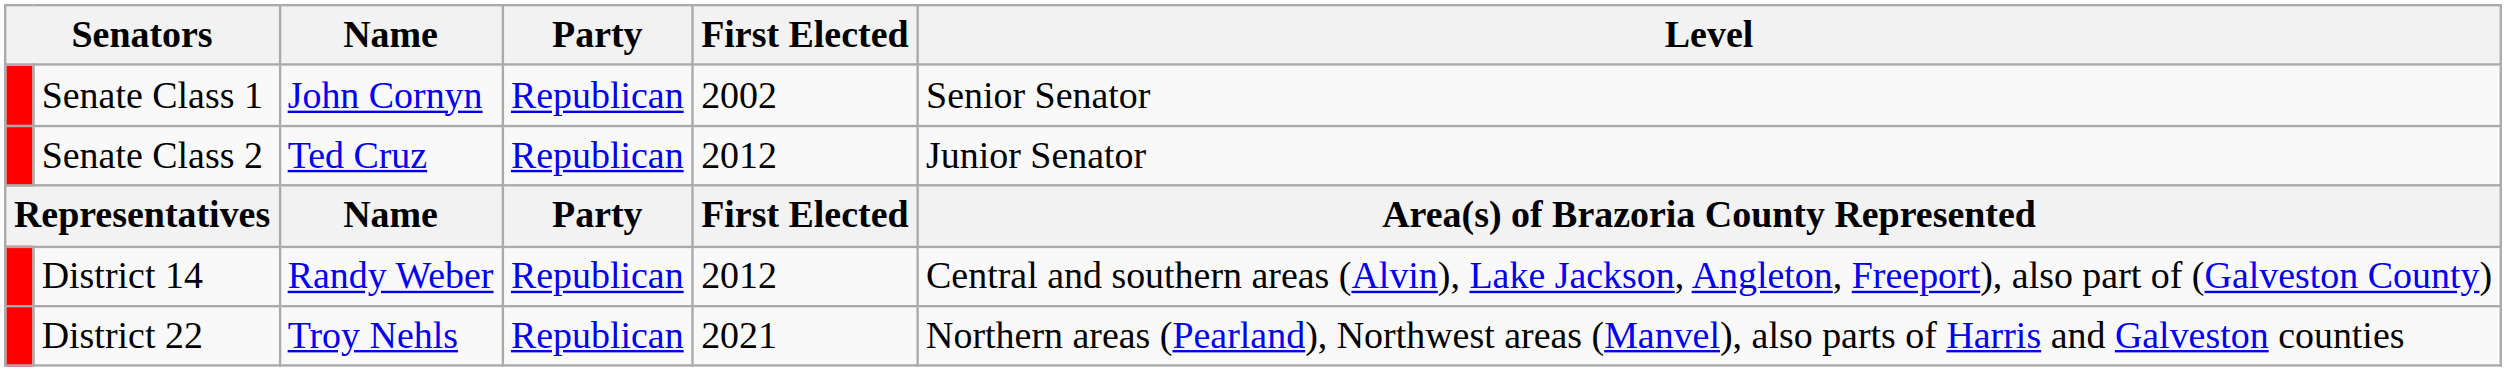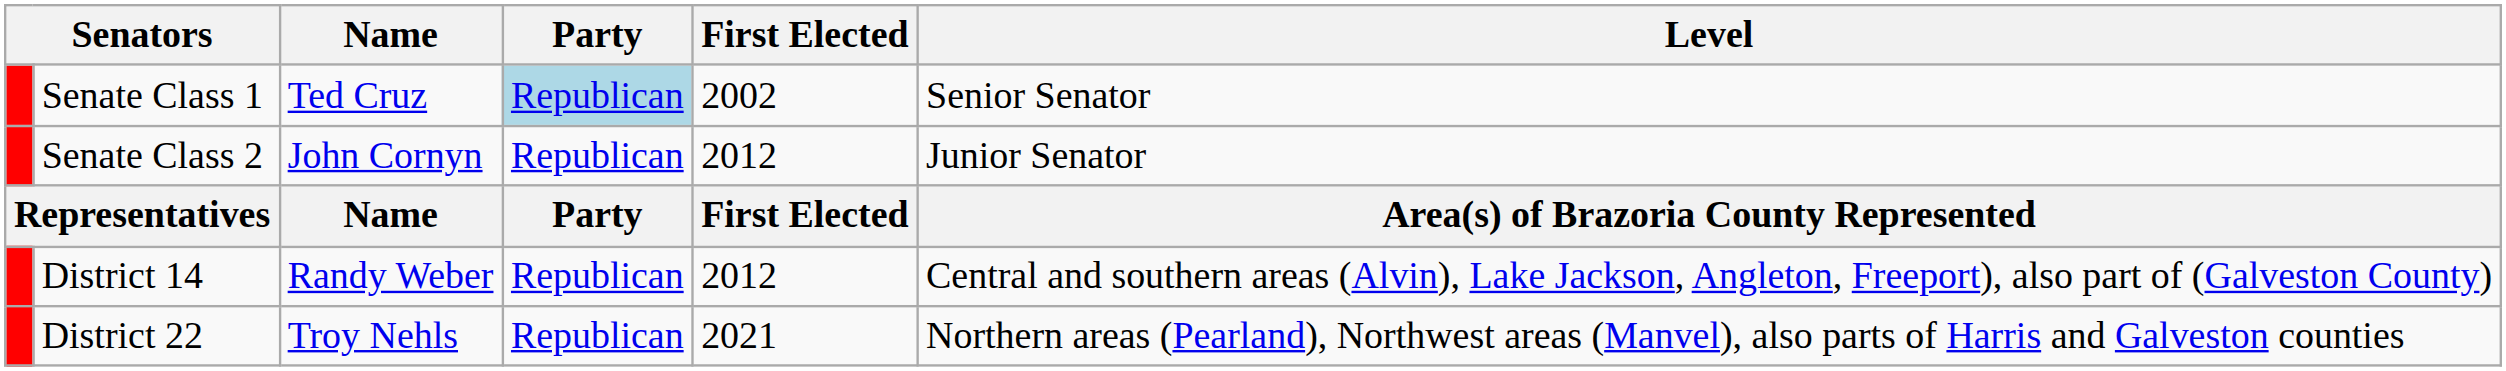(385, 94) John Cornyn -> (357, 94) Ted Cruz
(597, 94) no background -> (597, 94) lightblue background
(357, 154) Ted Cruz -> (385, 154) John Cornyn
